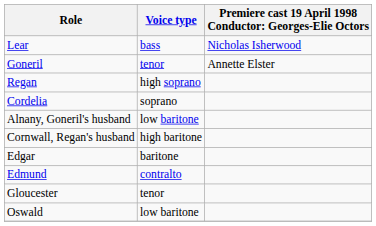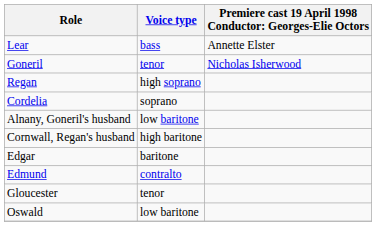(254, 45) Nicholas Isherwood -> (241, 45) Annette Elster
(241, 63) Annette Elster -> (254, 63) Nicholas Isherwood
